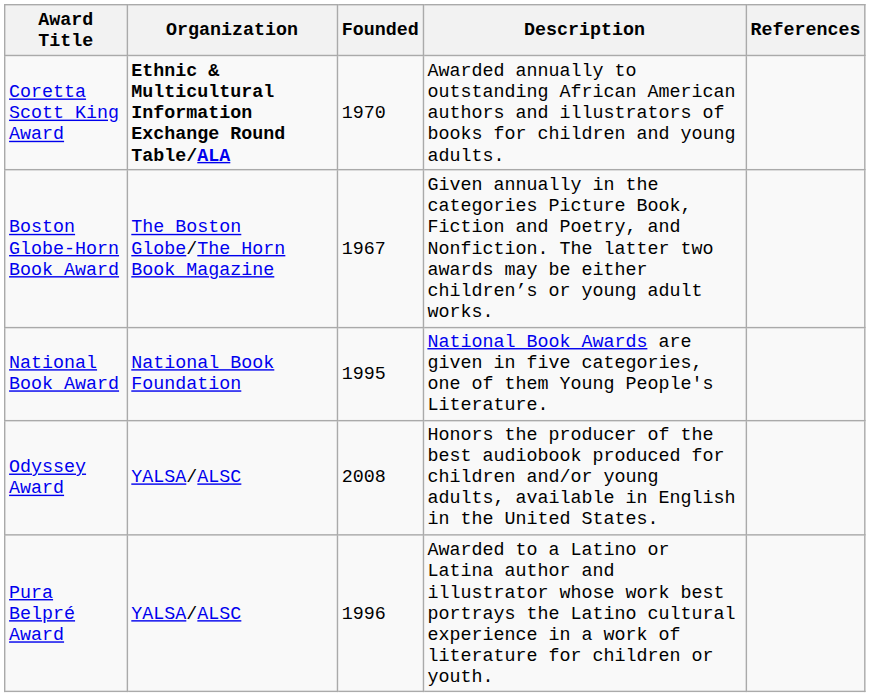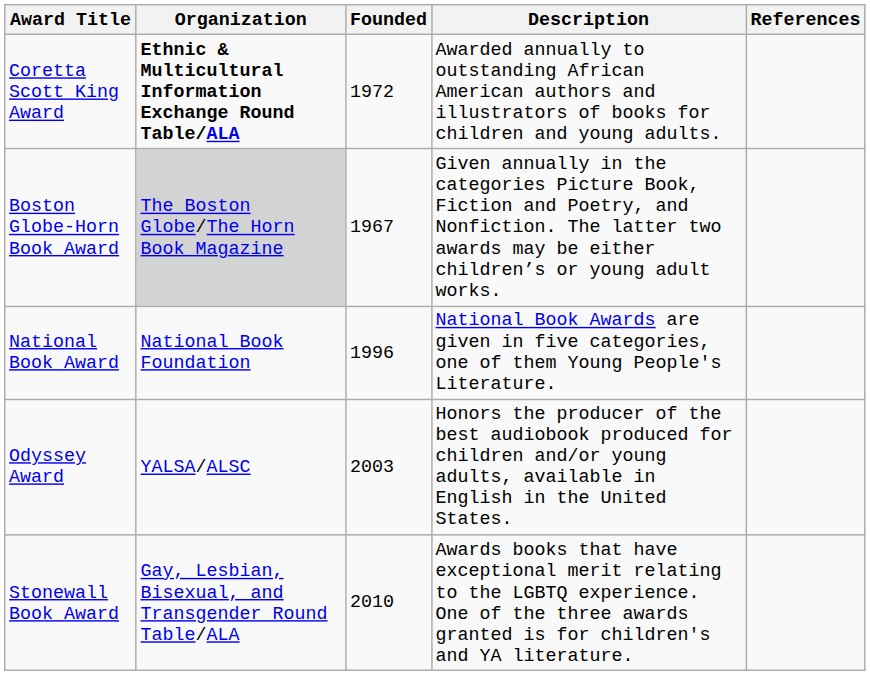(364, 113) 1970 -> (372, 92) 1972
(208, 249) no background -> (218, 227) lightgrey background
(364, 374) 1995 -> (372, 352) 1996
(364, 478) 2008 -> (372, 467) 2003
- row: (42, 613)
+ row: (64, 603)
